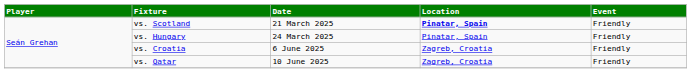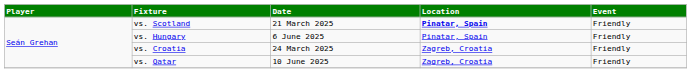(303, 36) 24 March 2025 -> (298, 36) 6 June 2025
(298, 49) 6 June 2025 -> (303, 49) 24 March 2025
